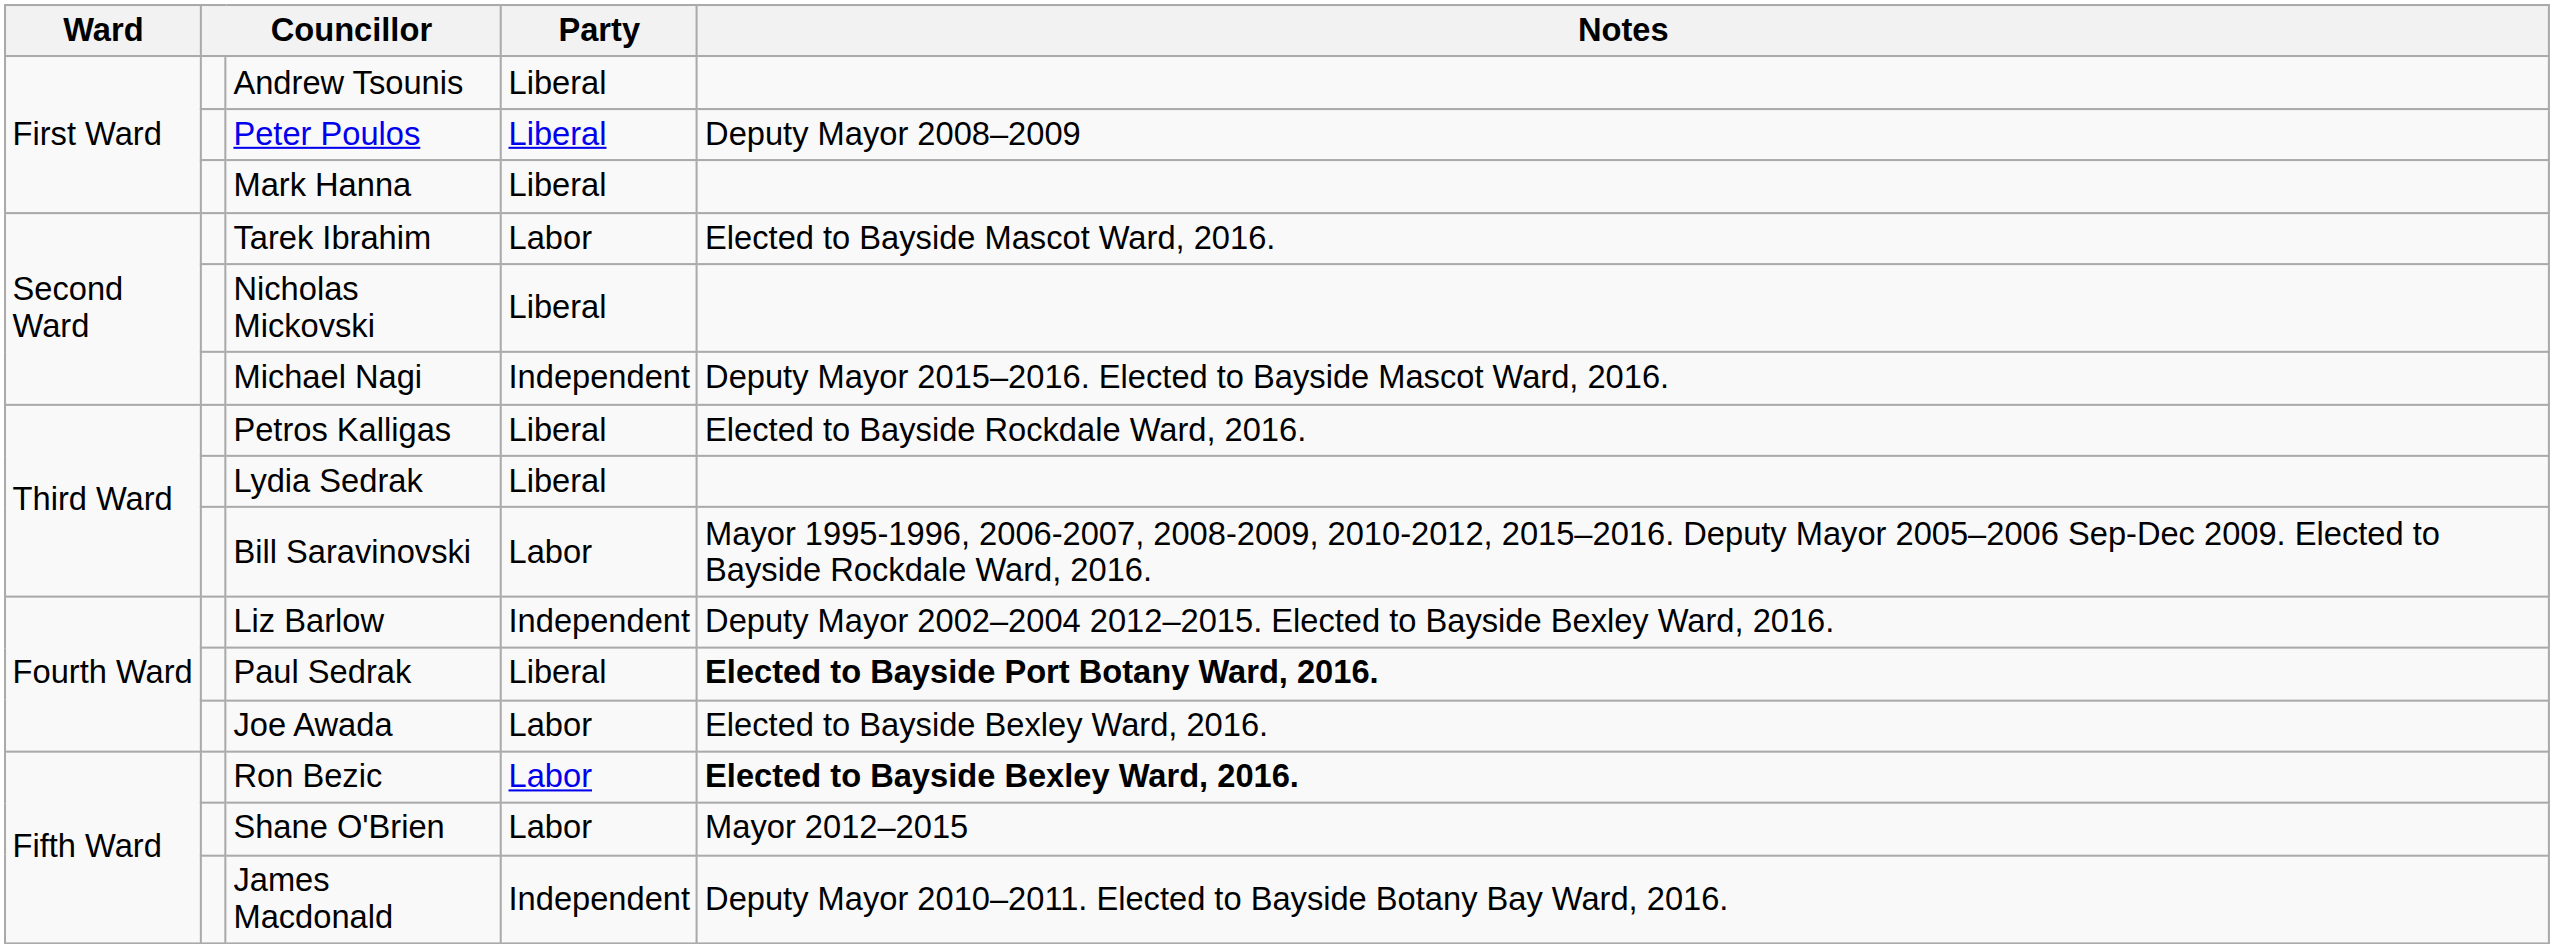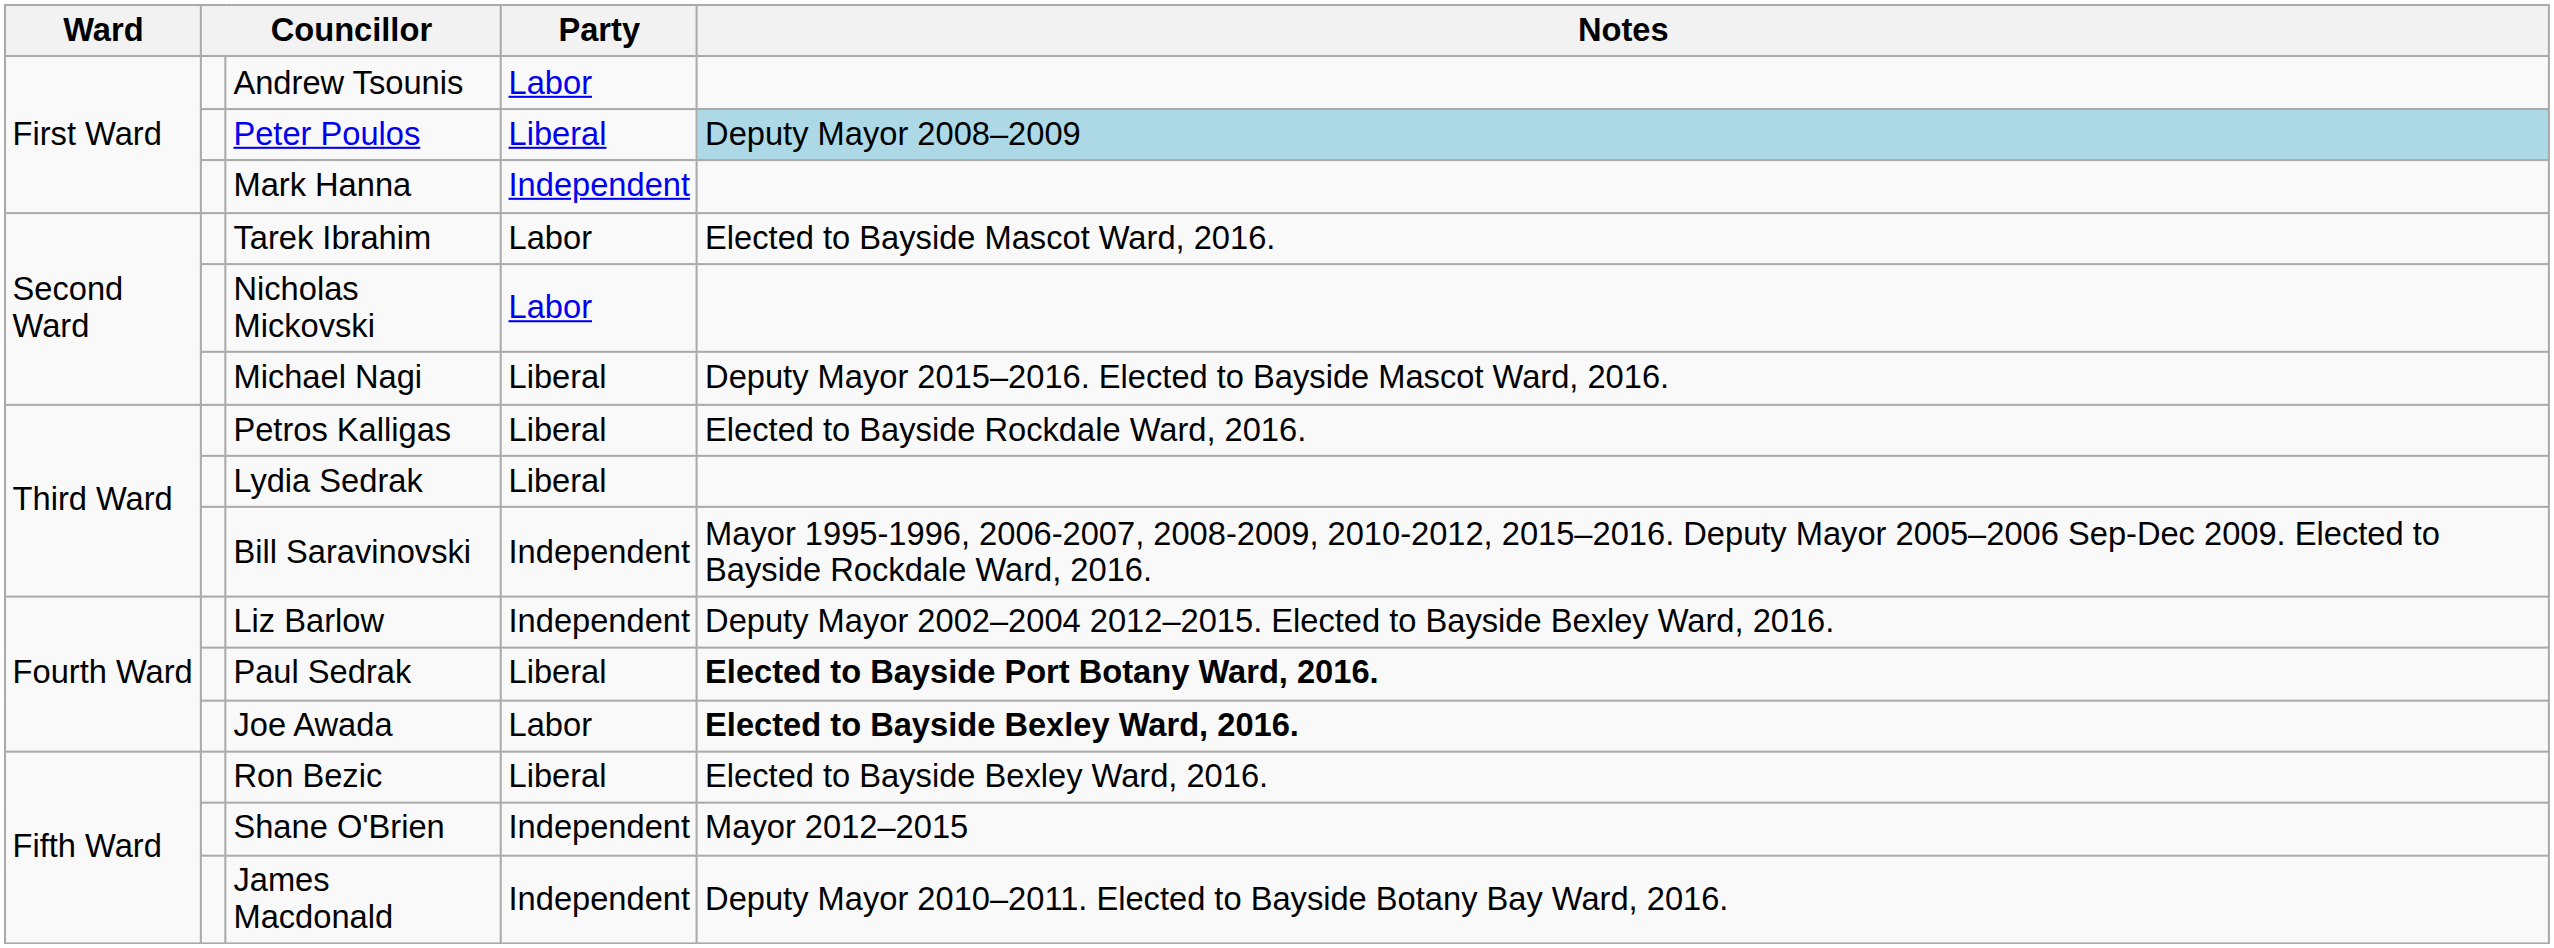(558, 82) Liberal -> (550, 82) Labor
(893, 133) no background -> (893, 133) lightblue background
(558, 185) Liberal -> (599, 185) Independent
(558, 307) Liberal -> (550, 307) Labor
(599, 377) Independent -> (558, 377) Liberal
(550, 551) Labor -> (599, 551) Independent
(987, 725) normal -> (1002, 725) bold
(550, 776) Labor -> (558, 776) Liberal
(1002, 776) bold -> (987, 776) normal
(550, 828) Labor -> (599, 828) Independent
